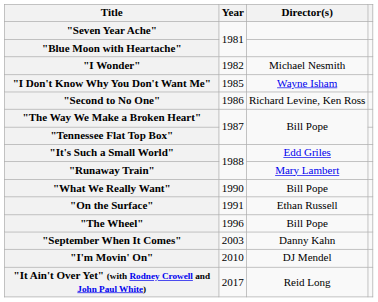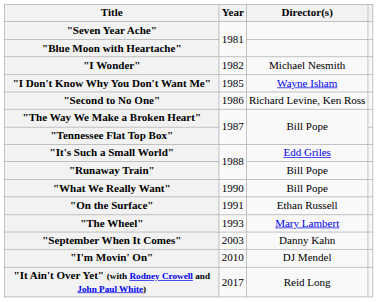(307, 170) Mary Lambert -> (307, 170) Bill Pope
(233, 223) 1996 -> (233, 223) 1993
(307, 223) Bill Pope -> (307, 223) Mary Lambert
